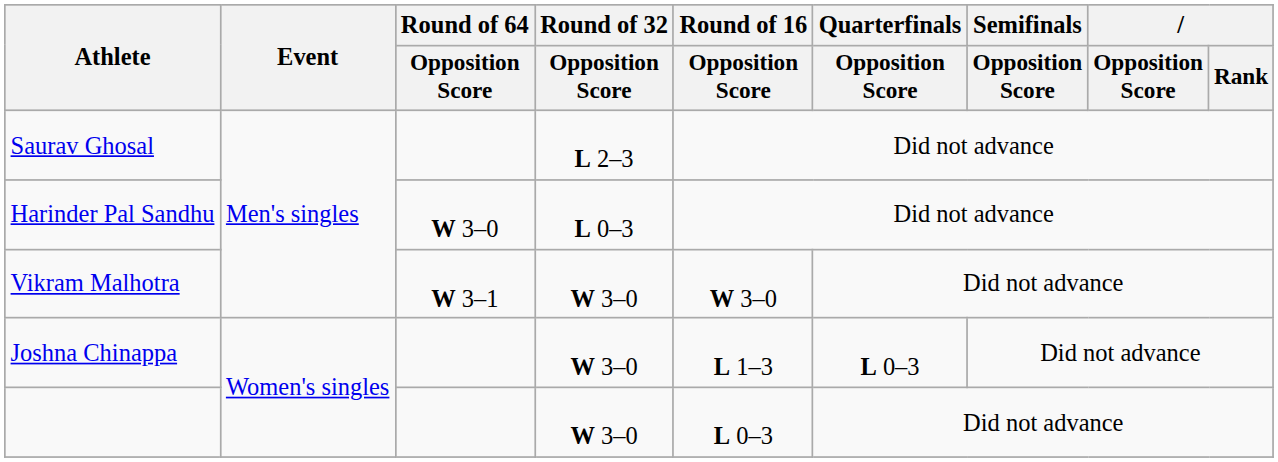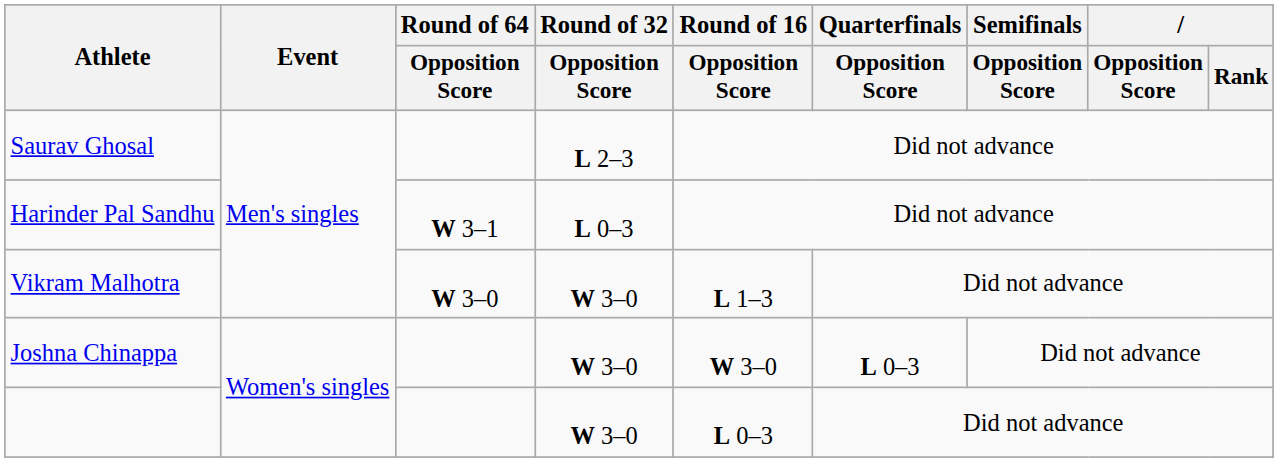(465, 229) W 3–0 -> (465, 229) W 3–1
(465, 298) W 3–1 -> (465, 298) W 3–0
(743, 298) W 3–0 -> (743, 298) L 1–3
(743, 367) L 1–3 -> (743, 367) W 3–0
